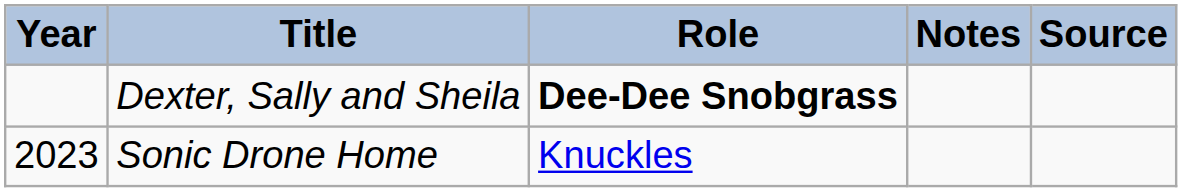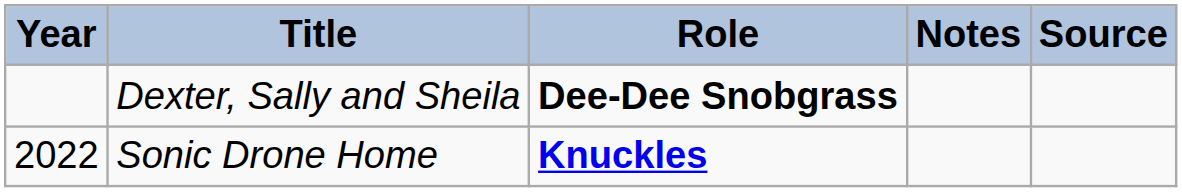(56, 155) 2023 -> (56, 155) 2022
(615, 155) normal -> (623, 155) bold
